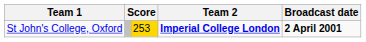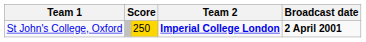(142, 28) 253 -> (142, 28) 250
